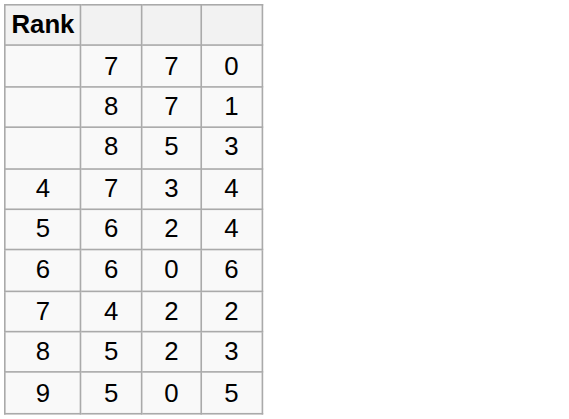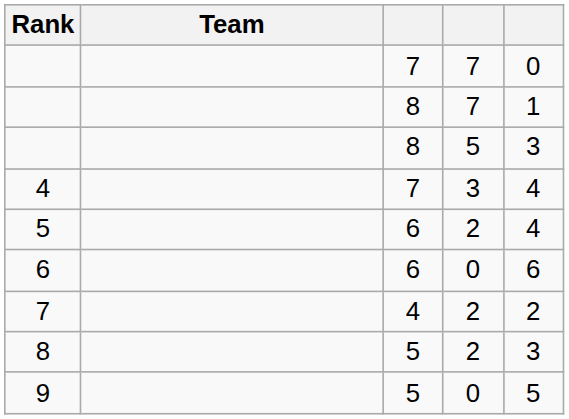+ column: (232, 24)
